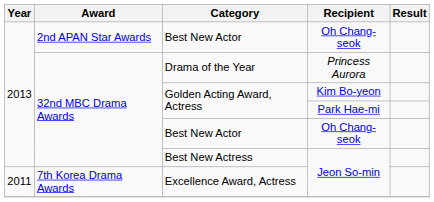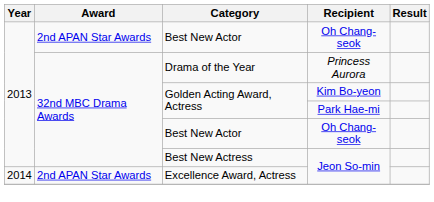(19, 181) 2011 -> (19, 175) 2014
(80, 181) 7th Korea Drama Awards -> (94, 175) 2nd APAN Star Awards
